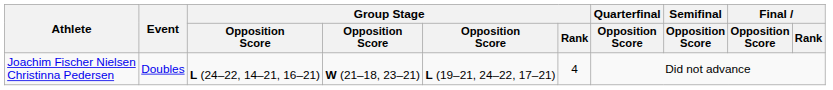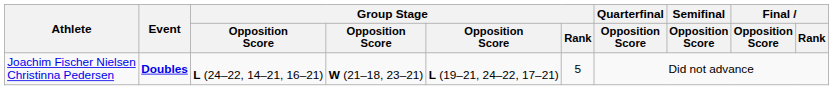(163, 69) normal -> (165, 69) bold
(575, 69) 4 -> (578, 69) 5
